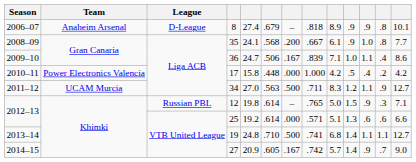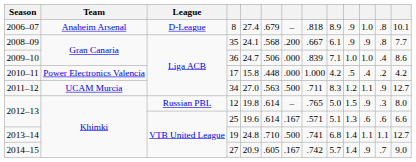(367, 27) .9 -> (367, 27) 1.0
(367, 42) 1.0 -> (367, 42) .9
(292, 58) .167 -> (292, 58) .000
(367, 58) 1.1 -> (367, 58) 1.0
(401, 104) 7.1 -> (401, 104) 8.0
(251, 119) 19.2 -> (251, 119) 19.6
(292, 119) .000 -> (292, 119) .167
